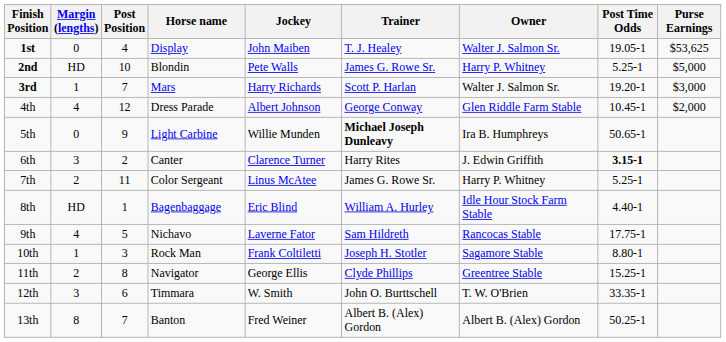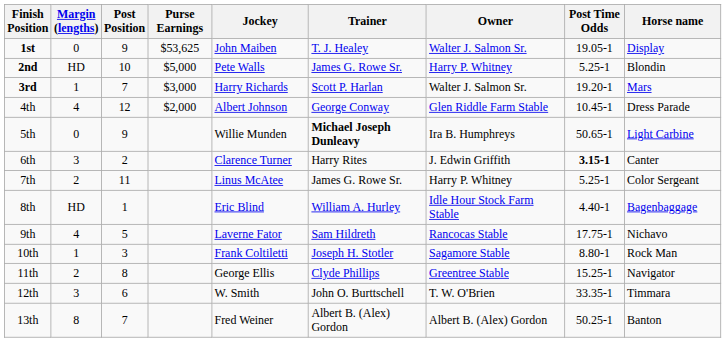columns swapped: (196, 21) <-> (689, 21)
(125, 48) 4 -> (125, 48) 9
